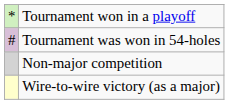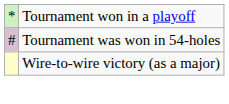- row: (92, 63)
